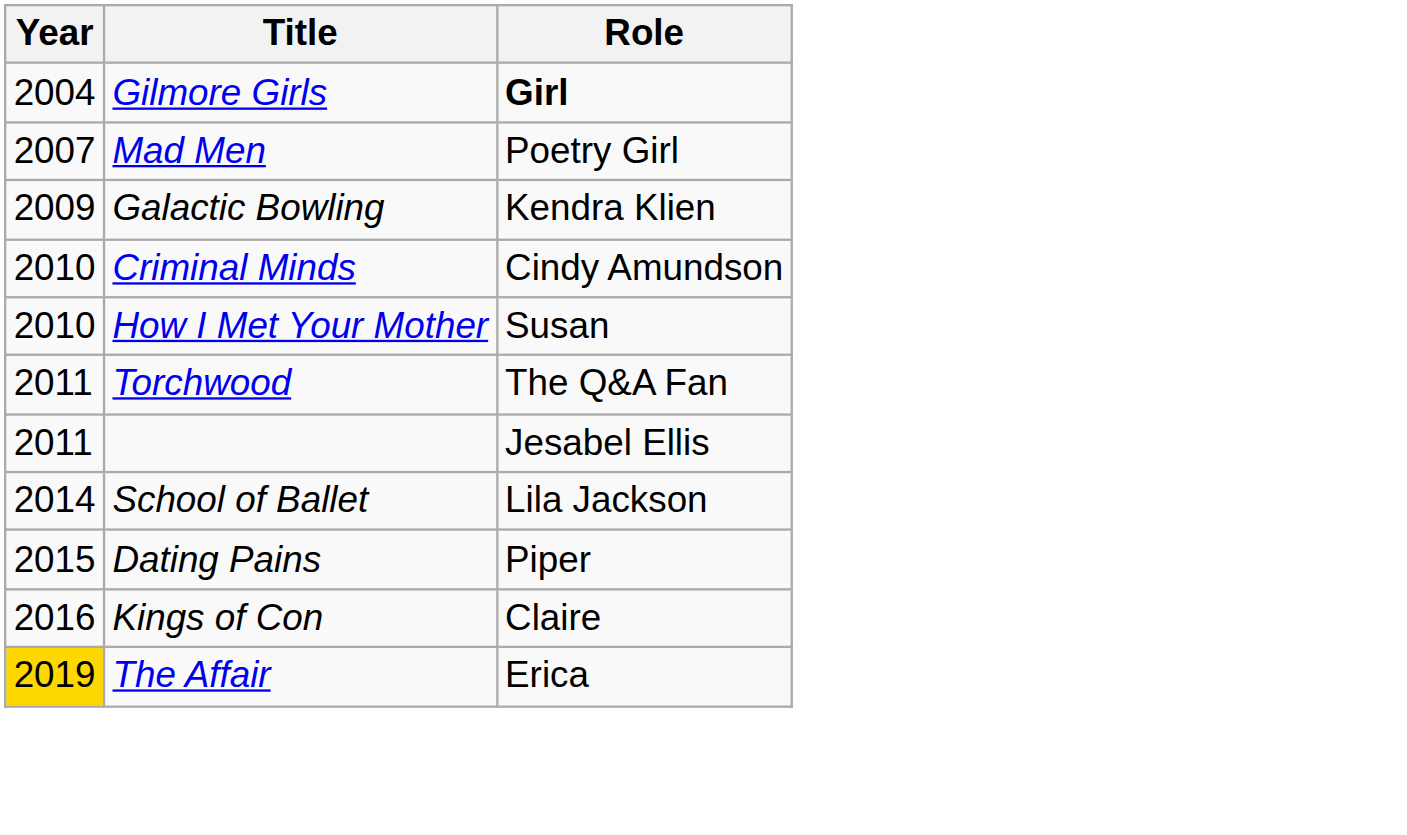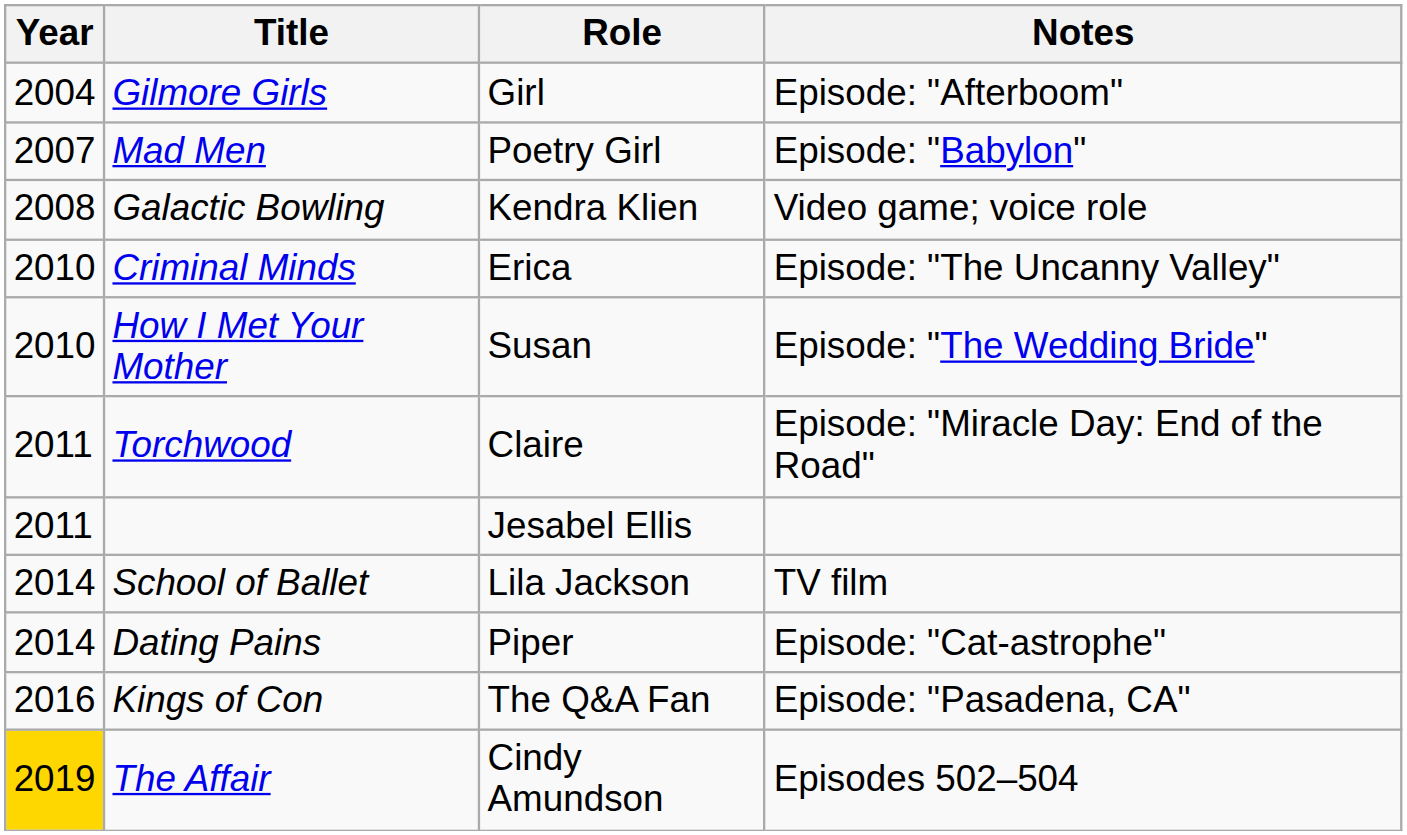+ column: (1083, 33)
(537, 92) bold -> (516, 92) normal
(55, 208) 2009 -> (55, 208) 2008
(644, 267) Cindy Amundson -> (529, 267) Erica
(617, 383) The Q&A Fan -> (536, 445) Claire
(55, 558) 2015 -> (55, 641) 2014
(553, 617) Claire -> (599, 700) The Q&A Fan
(547, 675) Erica -> (576, 779) Cindy Amundson
